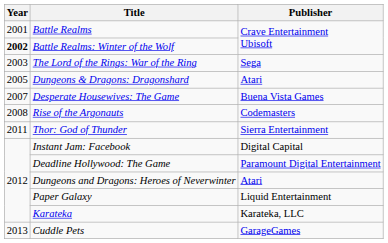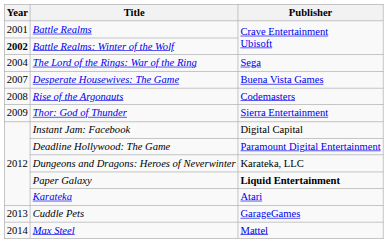(17, 63) 2003 -> (17, 63) 2004
- row: (111, 79)
(17, 130) 2011 -> (17, 113) 2009
(251, 180) Atari -> (272, 163) Karateka, LLC
(286, 197) normal -> (290, 180) bold
(272, 213) Karateka, LLC -> (251, 197) Atari
+ row: (54, 230)
